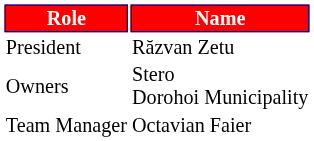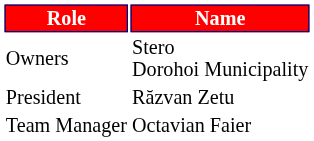rows swapped: (37, 86) <-> (43, 47)
